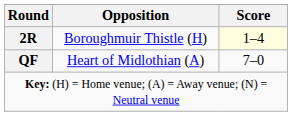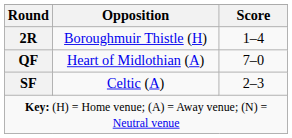(253, 38) lightyellow background -> (253, 38) no background
+ row: (28, 83)
